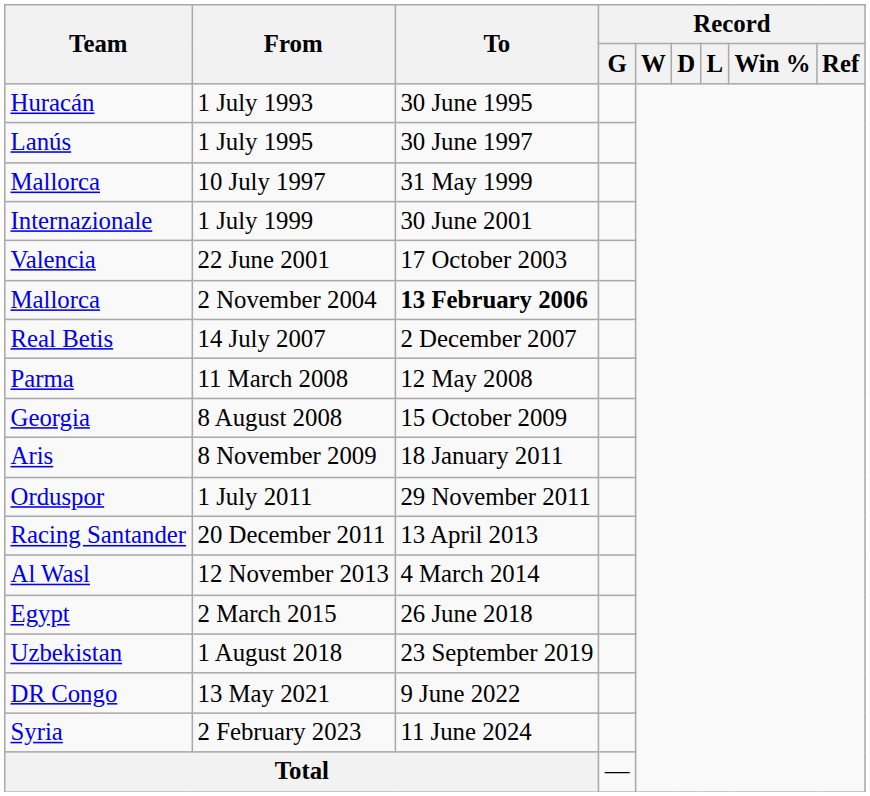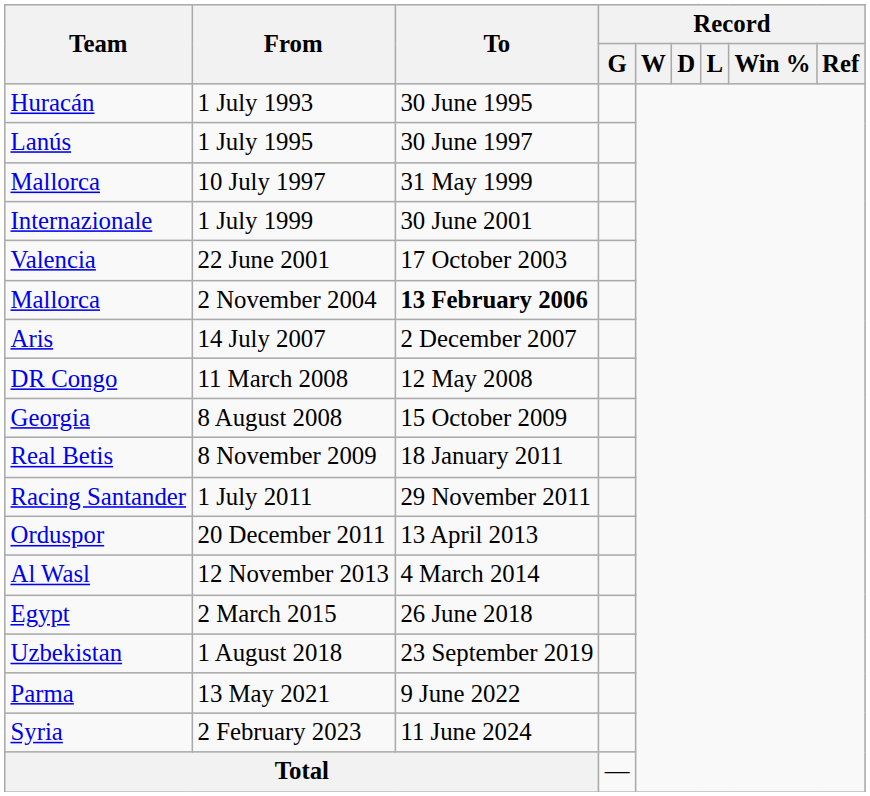(62, 338) Real Betis -> (32, 338) Aris
(42, 378) Parma -> (64, 378) DR Congo
(32, 456) Aris -> (62, 456) Real Betis
(57, 496) Orduspor -> (98, 496) Racing Santander
(98, 535) Racing Santander -> (57, 535) Orduspor
(64, 692) DR Congo -> (42, 692) Parma
